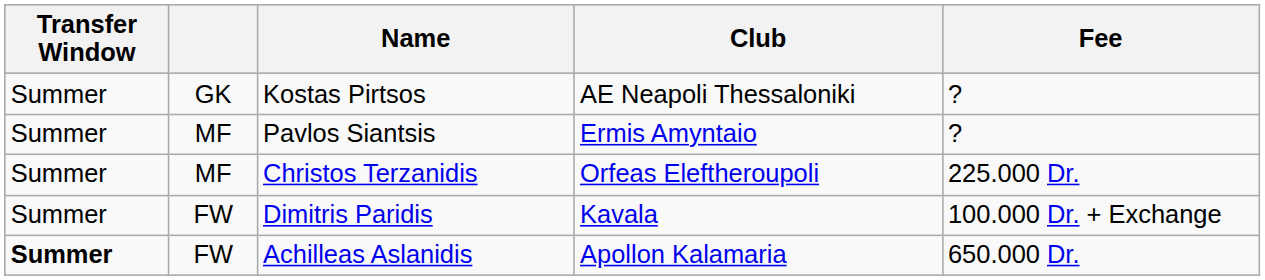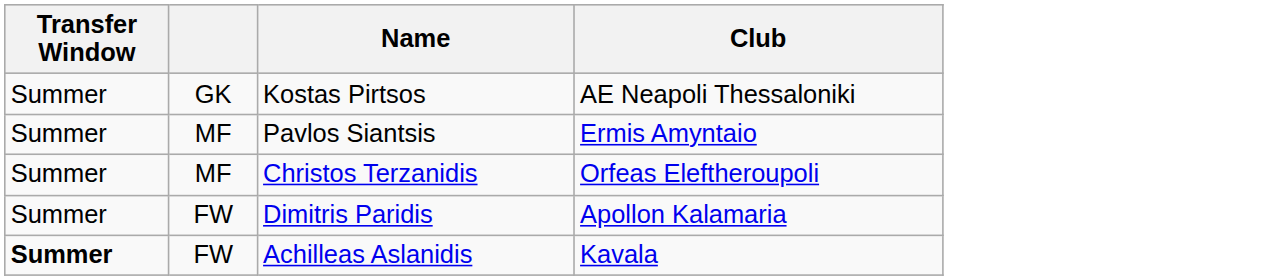- column: (1101, 38)
(619, 214) Kavala -> (683, 214) Apollon Kalamaria
(683, 255) Apollon Kalamaria -> (619, 255) Kavala
